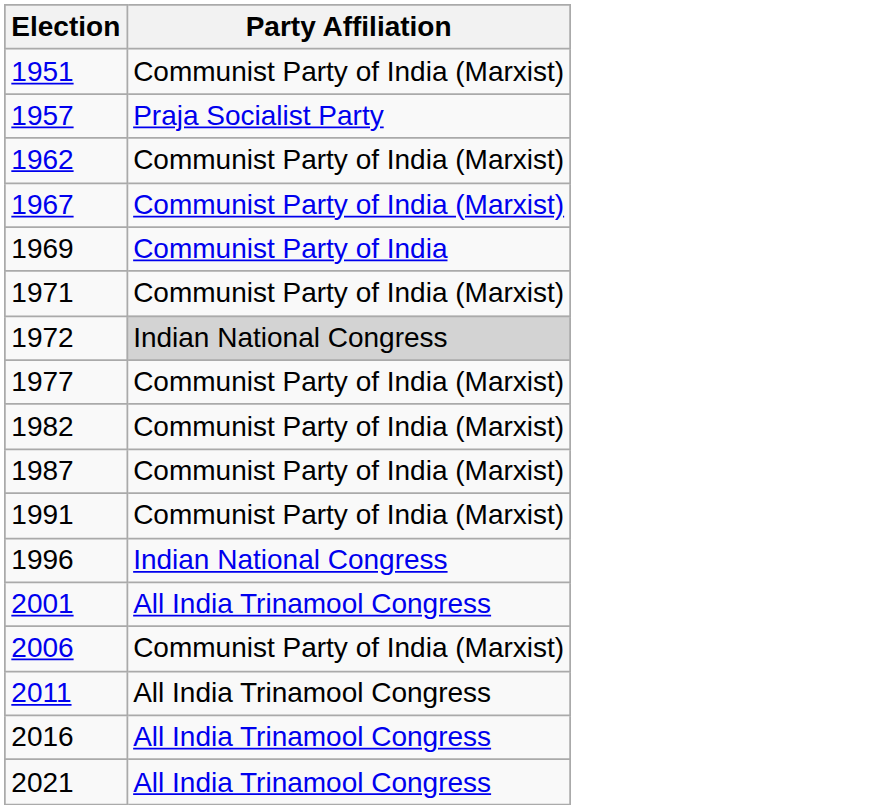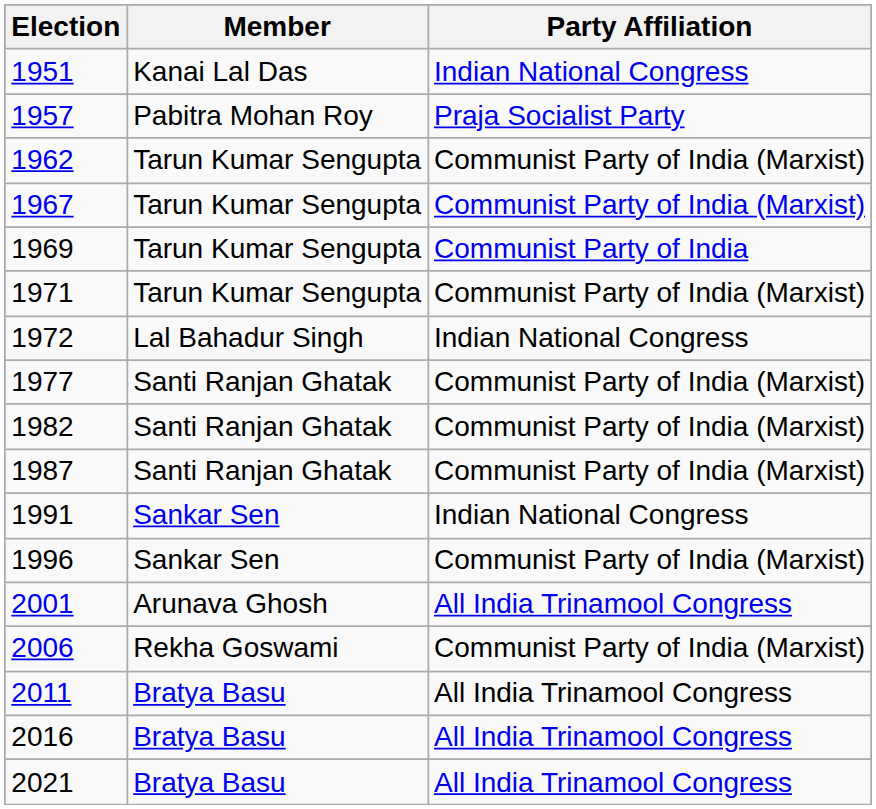+ column: (277, 26)
(349, 71) Communist Party of India (Marxist) -> (591, 71) Indian National Congress
(290, 337) lightgrey background -> (591, 337) no background
(349, 515) Communist Party of India (Marxist) -> (591, 515) Indian National Congress
(290, 559) Indian National Congress -> (650, 559) Communist Party of India (Marxist)
